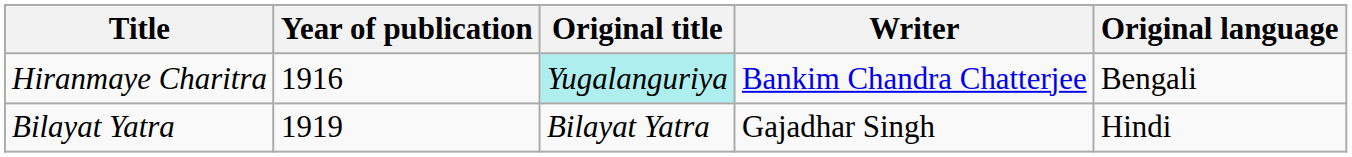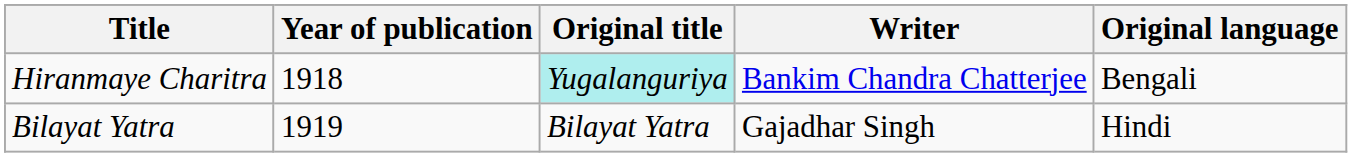(312, 77) 1916 -> (312, 77) 1918
